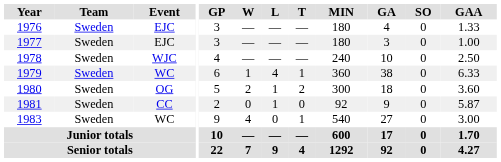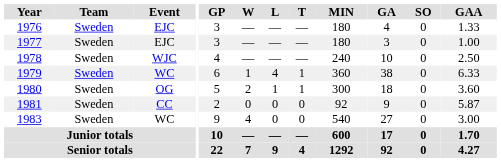(302, 88) 2 -> (302, 88) 1
(275, 104) 1 -> (275, 104) 0
(302, 119) 1 -> (302, 119) 0
